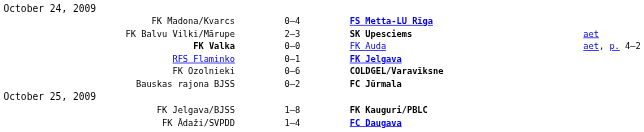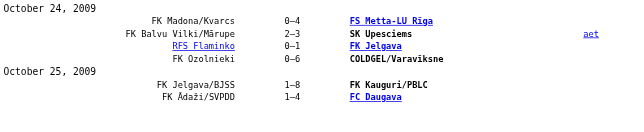- row: (214, 46)
- row: (185, 84)
